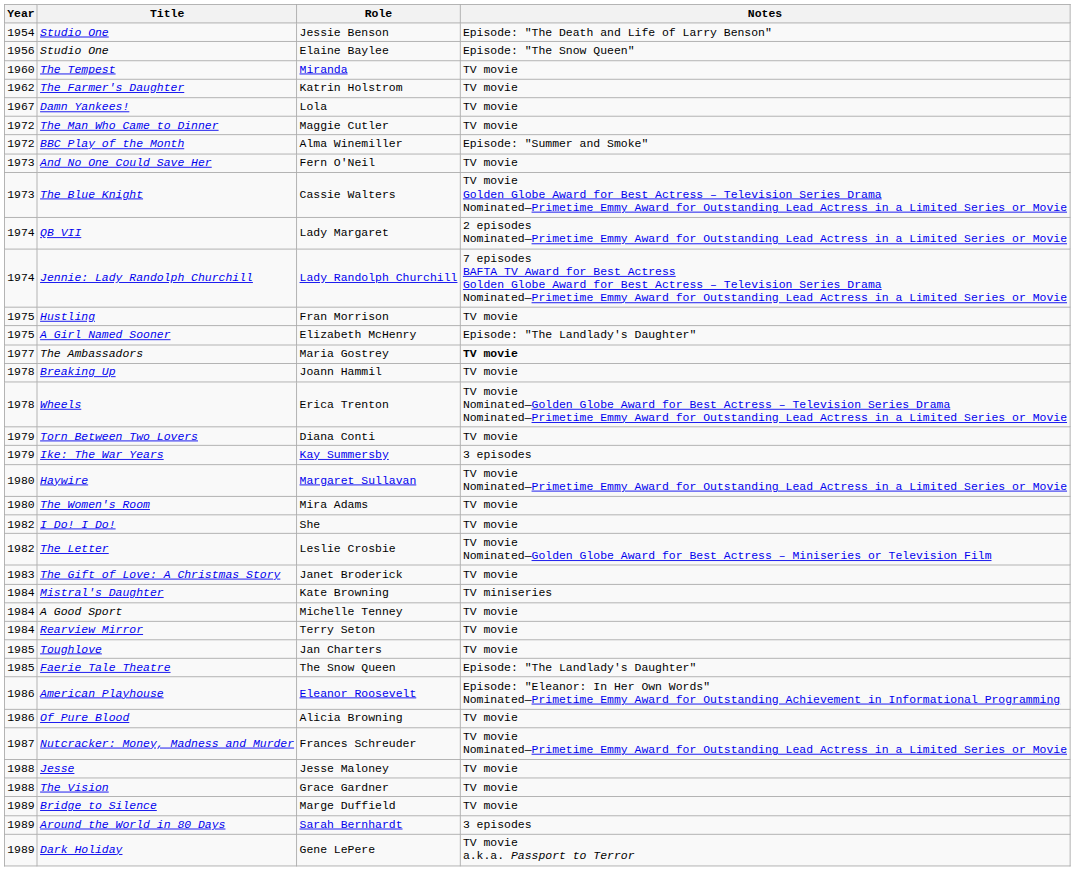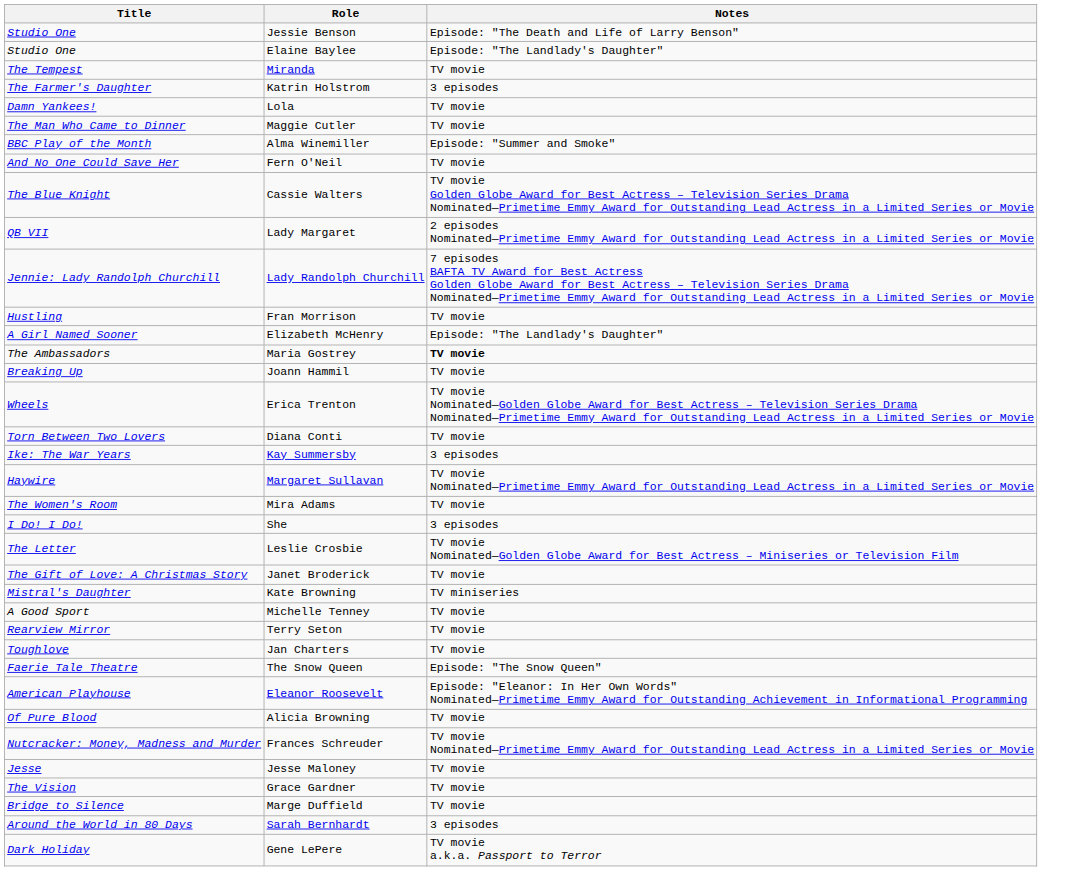- column: (21, 14)
(549, 51) Episode: "The Snow Queen" -> (547, 51) Episode: "The Landlady's Daughter"
(490, 88) TV movie -> (464, 88) 3 episodes
(490, 524) TV movie -> (464, 524) 3 episodes
(580, 668) Episode: "The Landlady's Daughter" -> (516, 668) Episode: "The Snow Queen"
